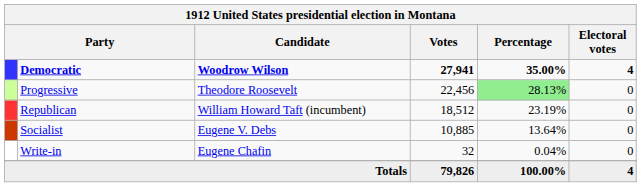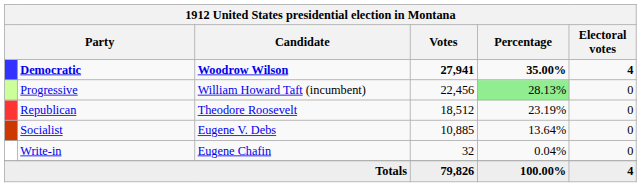(247, 90) Theodore Roosevelt -> (282, 90) William Howard Taft (incumbent)
(282, 110) William Howard Taft (incumbent) -> (247, 110) Theodore Roosevelt
